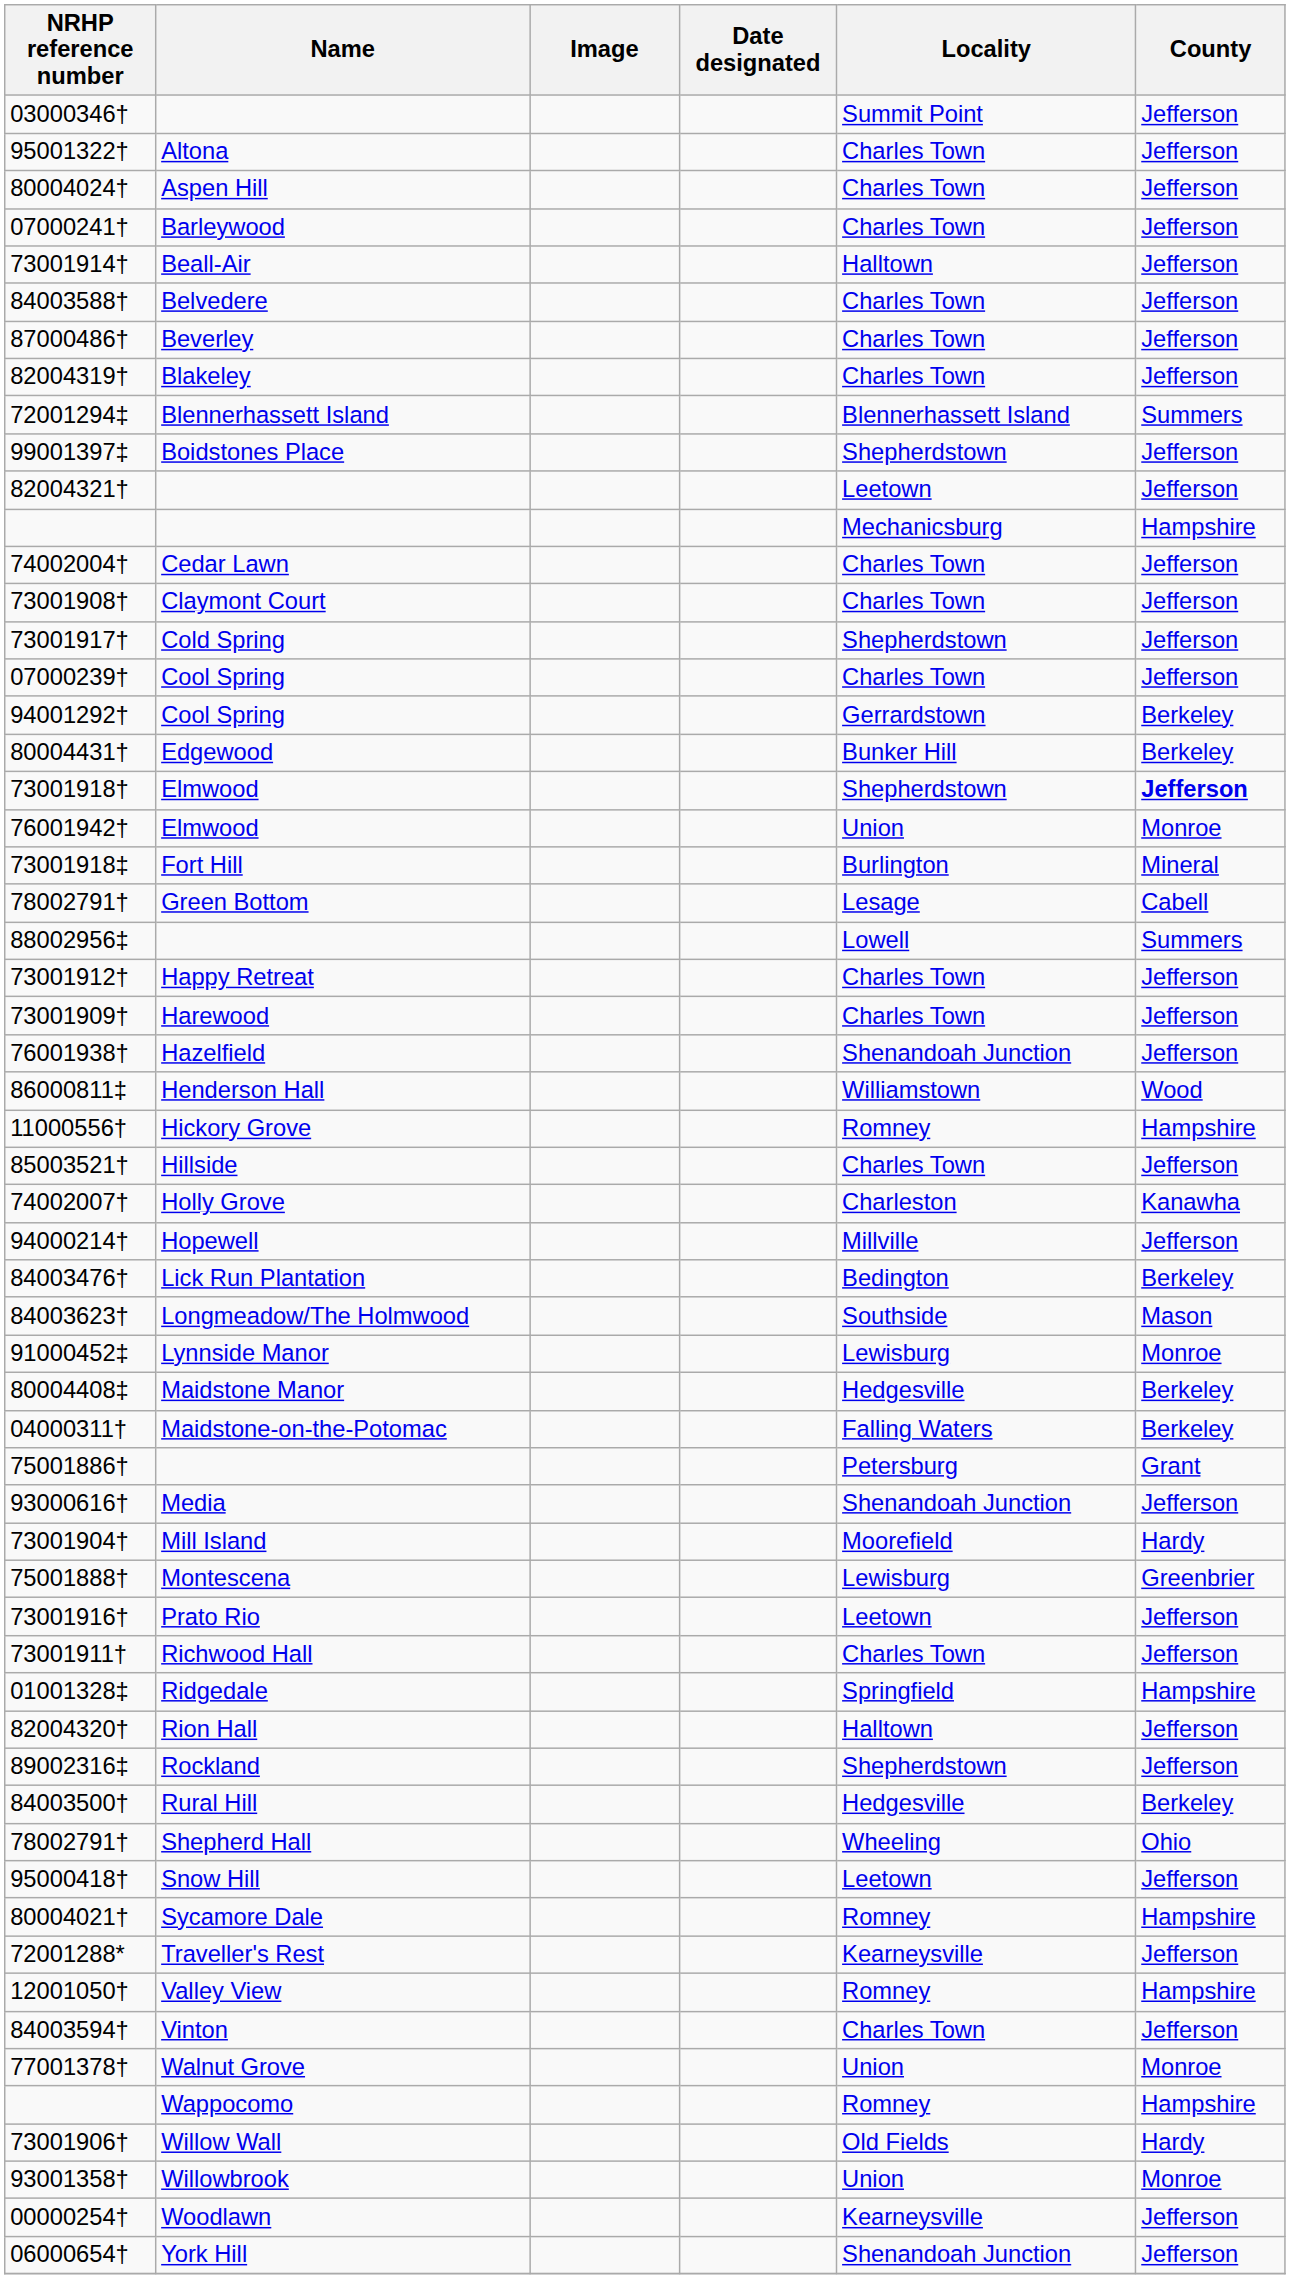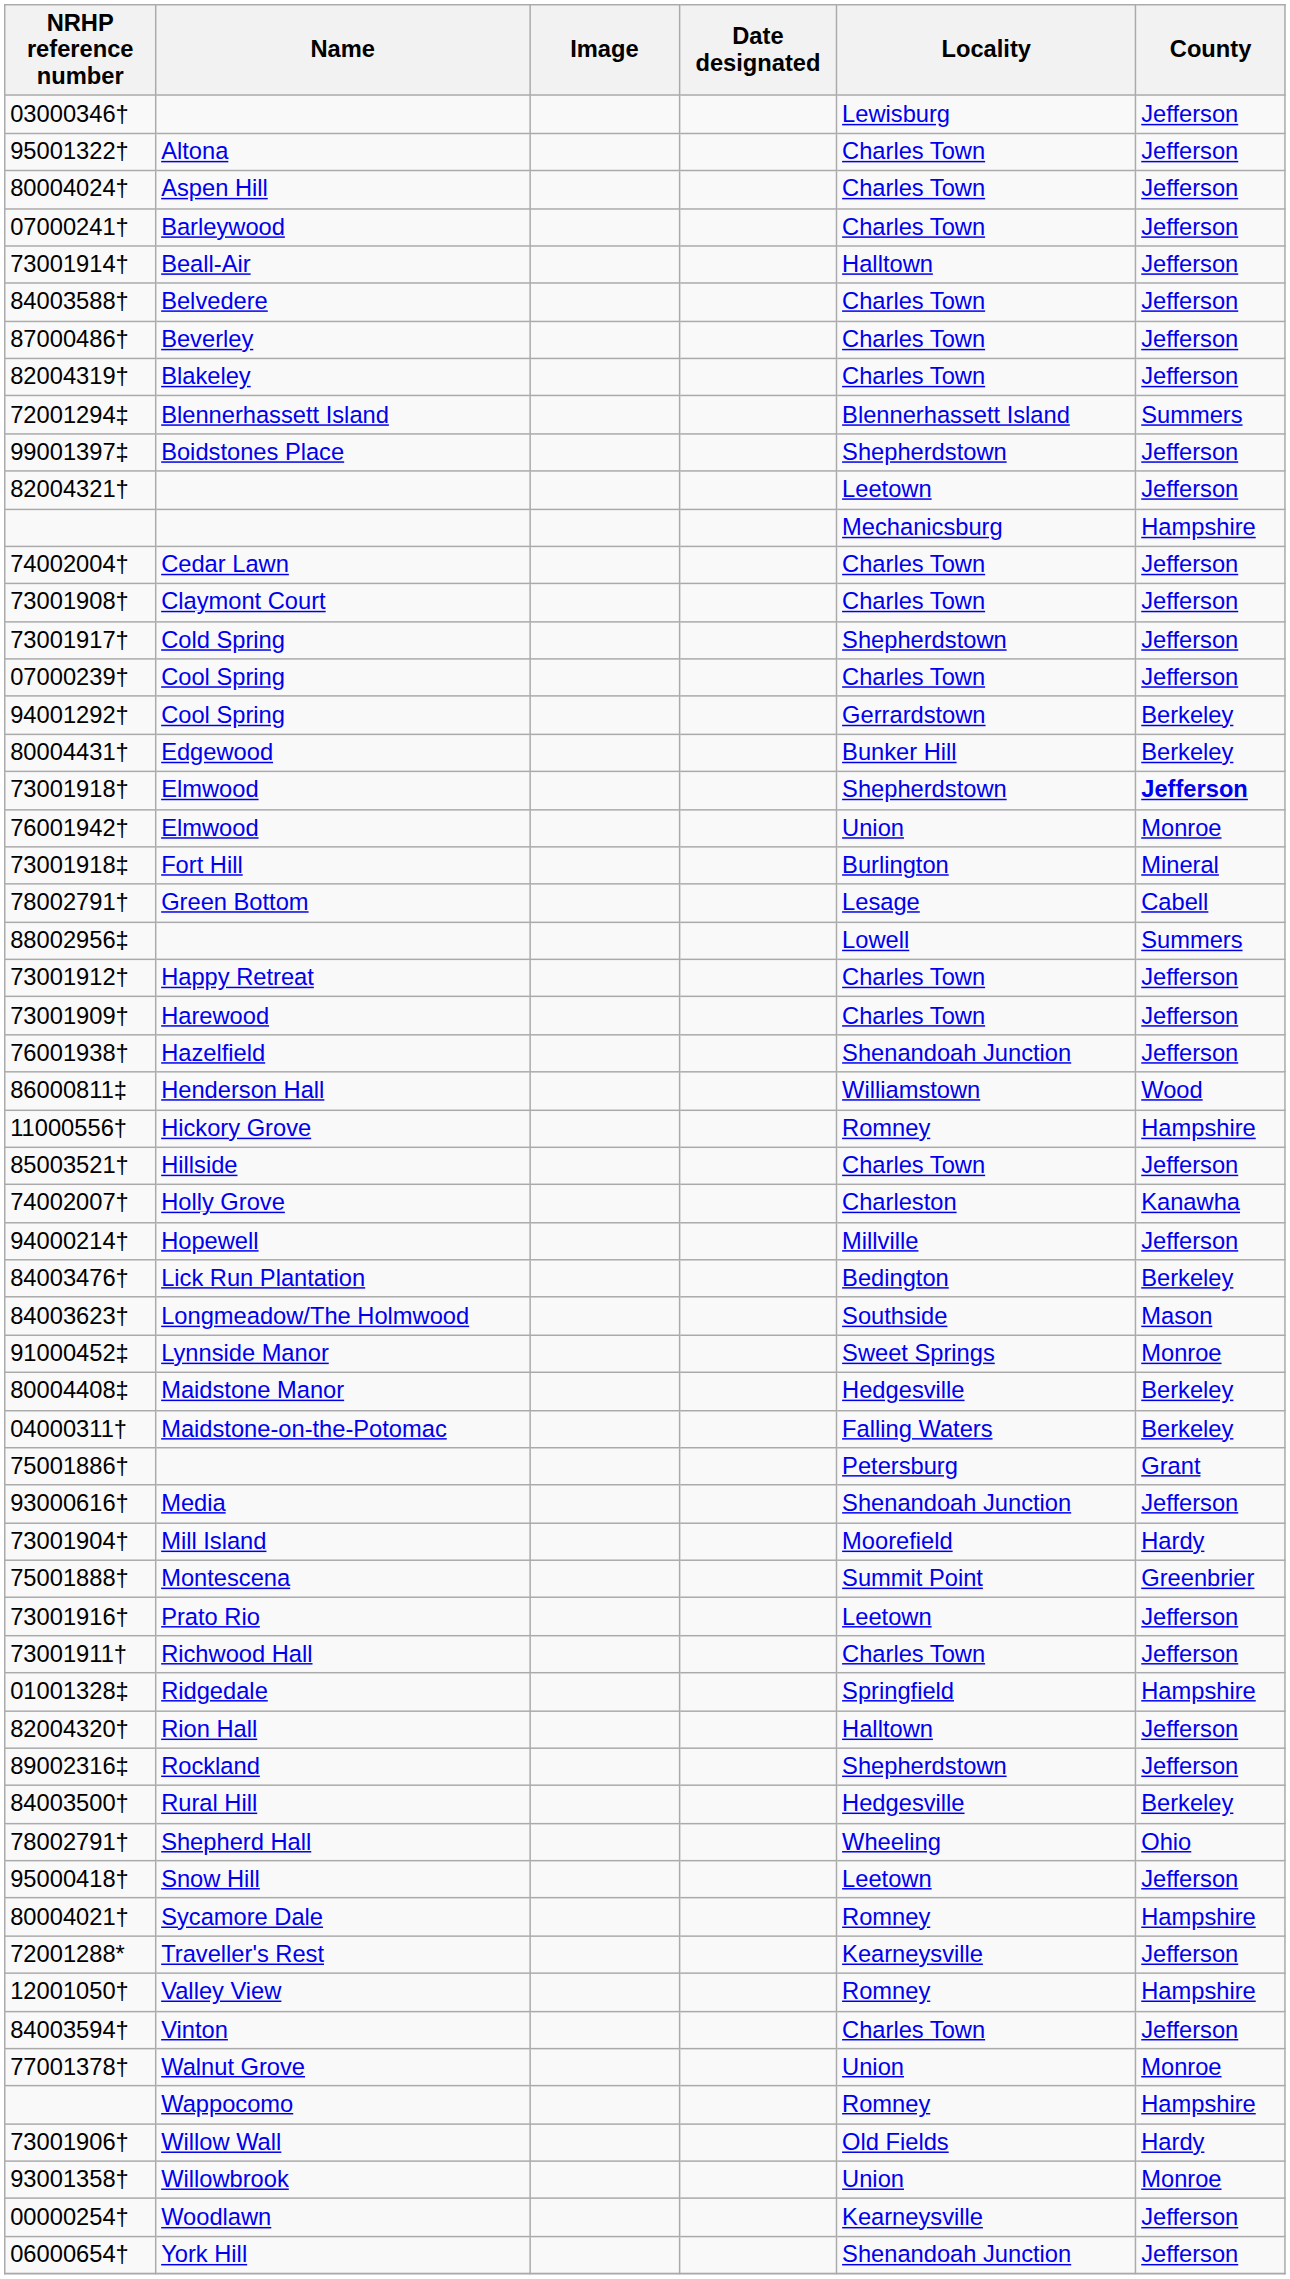(913, 114) Summit Point -> (896, 114) Lewisburg
(896, 1353) Lewisburg -> (918, 1353) Sweet Springs
(896, 1578) Lewisburg -> (913, 1578) Summit Point
